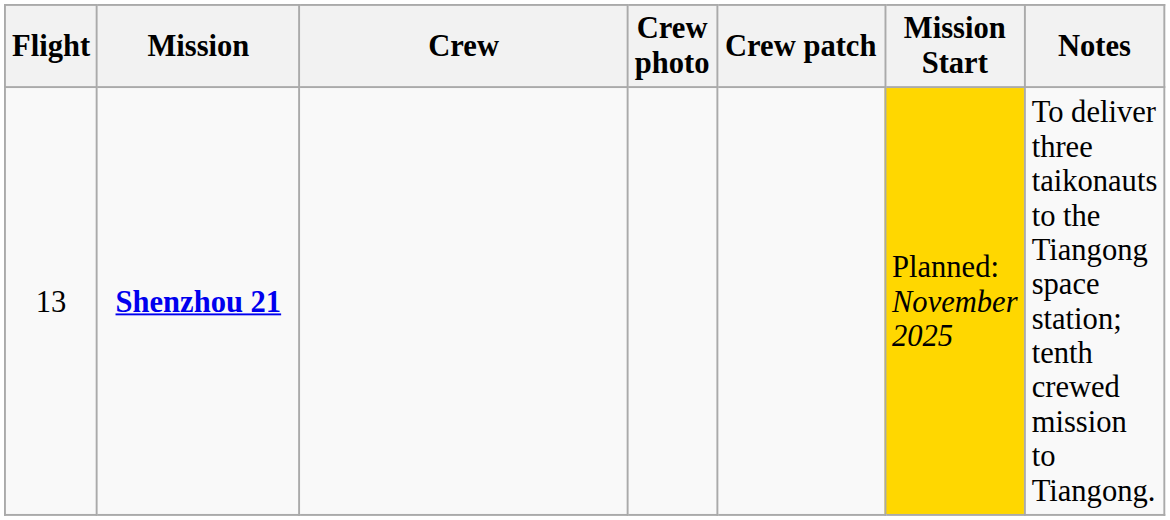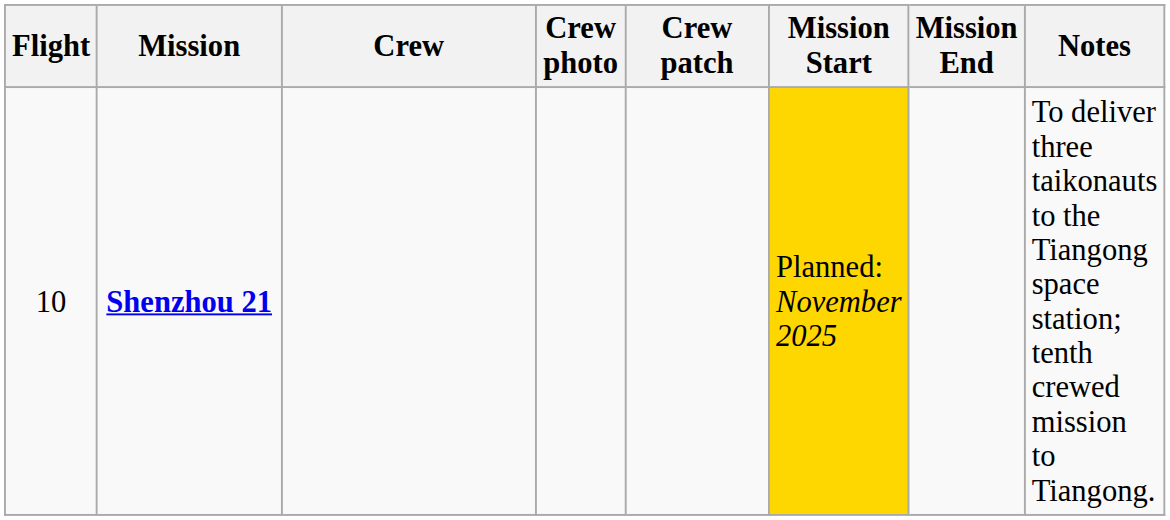+ column: (967, 45)
(51, 300) 13 -> (51, 300) 10
